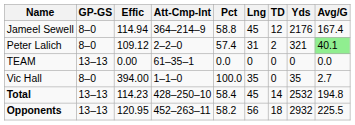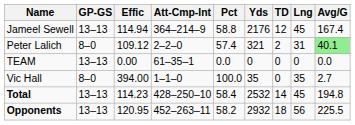columns swapped: (301, 12) <-> (256, 12)
(87, 29) 8–0 -> (93, 29) 13–13
